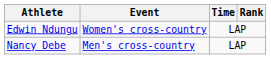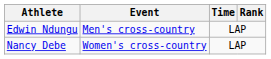(145, 29) Women's cross-country -> (139, 29) Men's cross-country
(139, 45) Men's cross-country -> (145, 45) Women's cross-country
